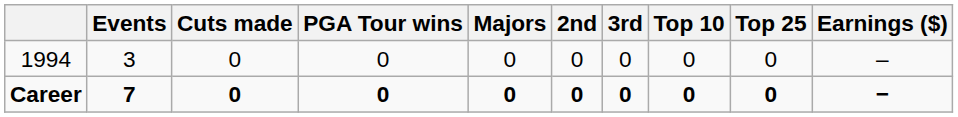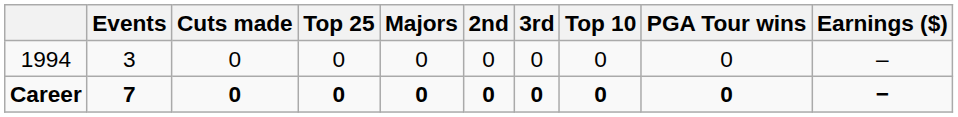columns swapped: (383, 23) <-> (771, 23)
